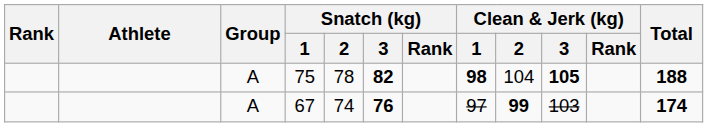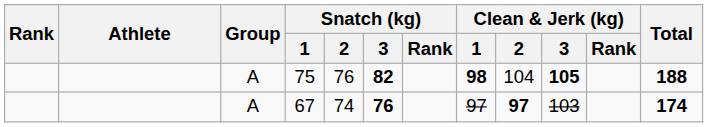(344, 77) 78 -> (344, 77) 76
(519, 106) 99 -> (519, 106) 97
